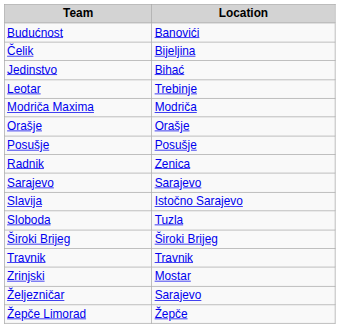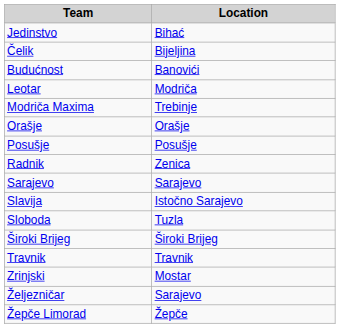rows swapped: (35, 32) <-> (32, 70)
(176, 88) Trebinje -> (176, 88) Modriča
(176, 107) Modriča -> (176, 107) Trebinje
